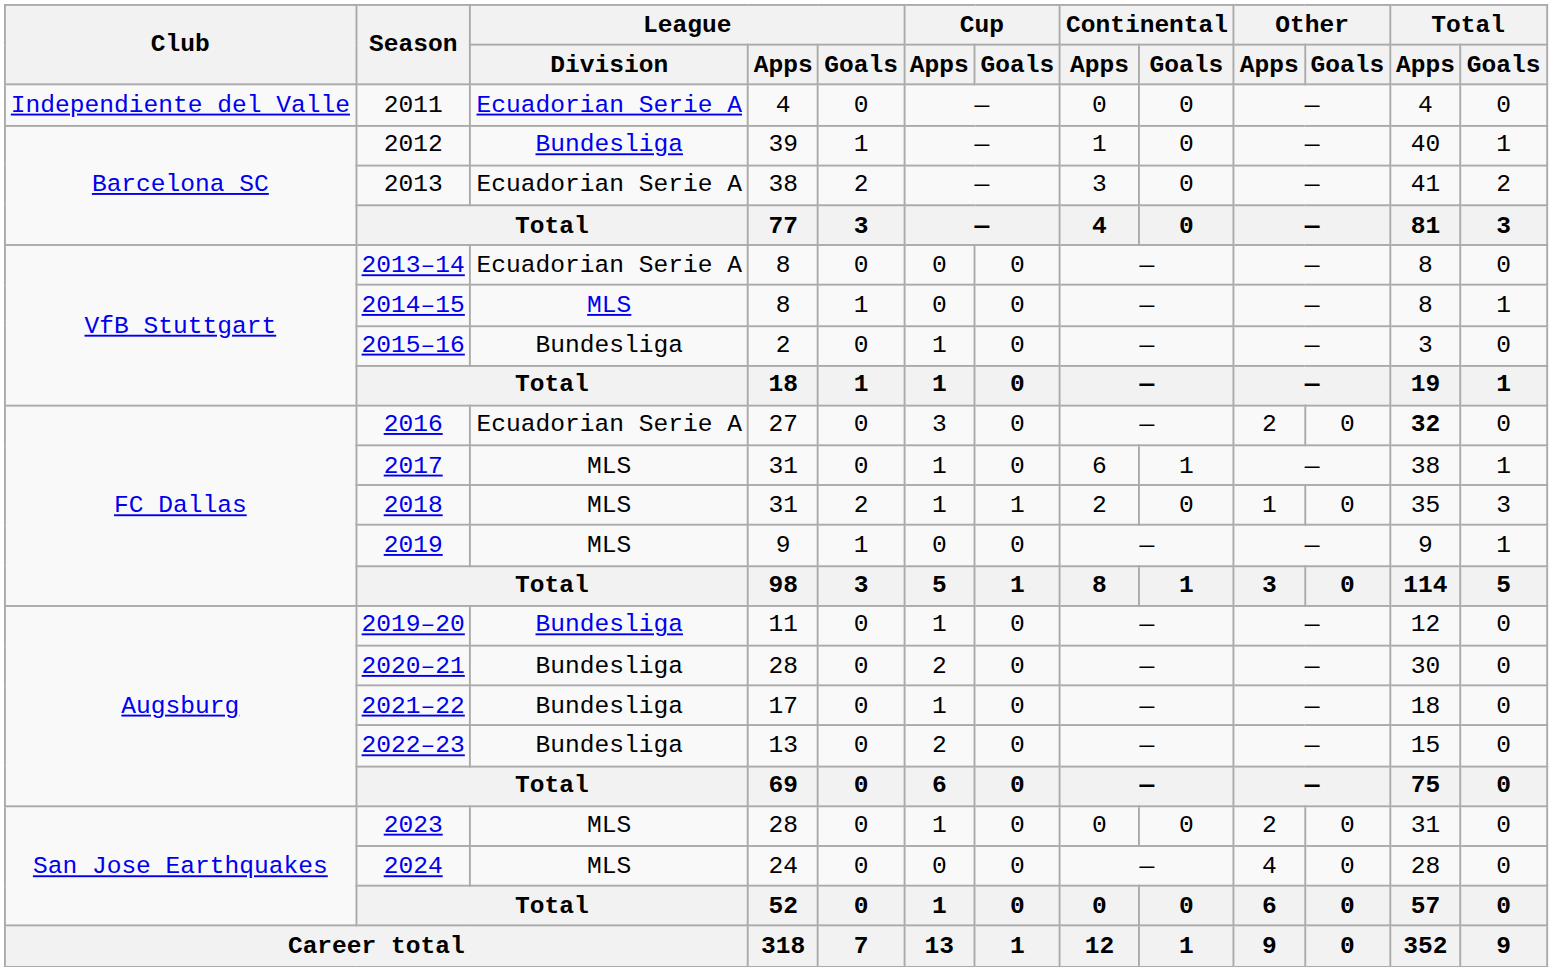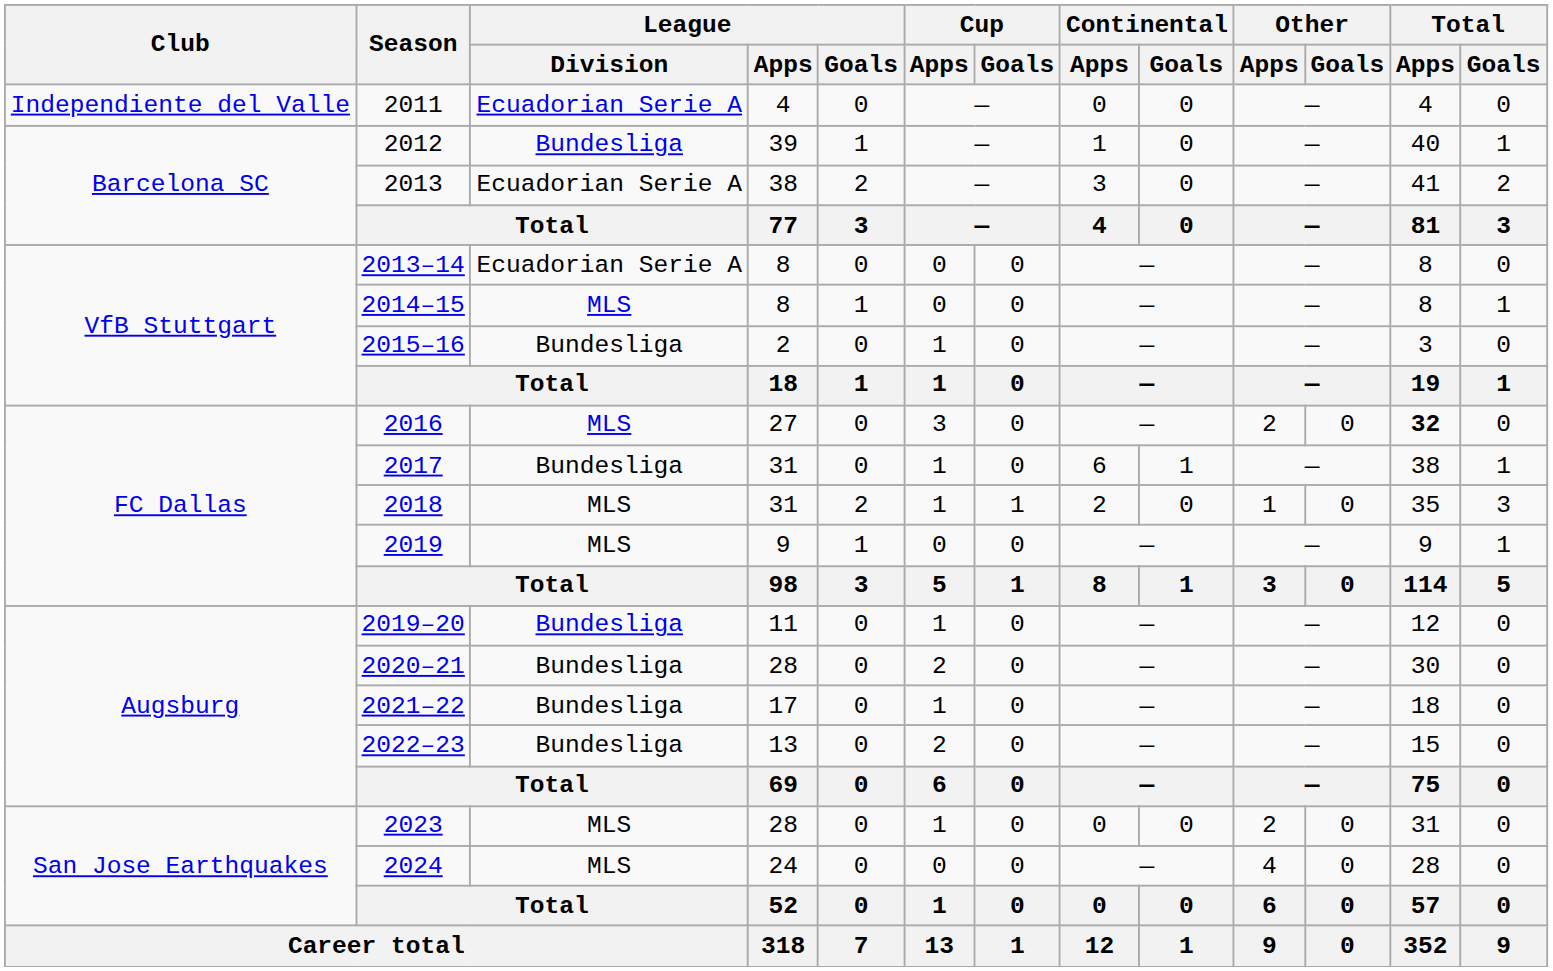(609, 425) Ecuadorian Serie A -> (609, 425) MLS
(609, 465) MLS -> (609, 465) Bundesliga
